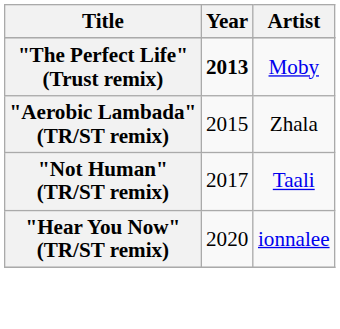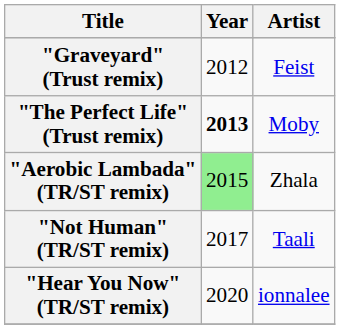+ row: (103, 66)
(227, 123) no background -> (227, 181) lightgreen background
